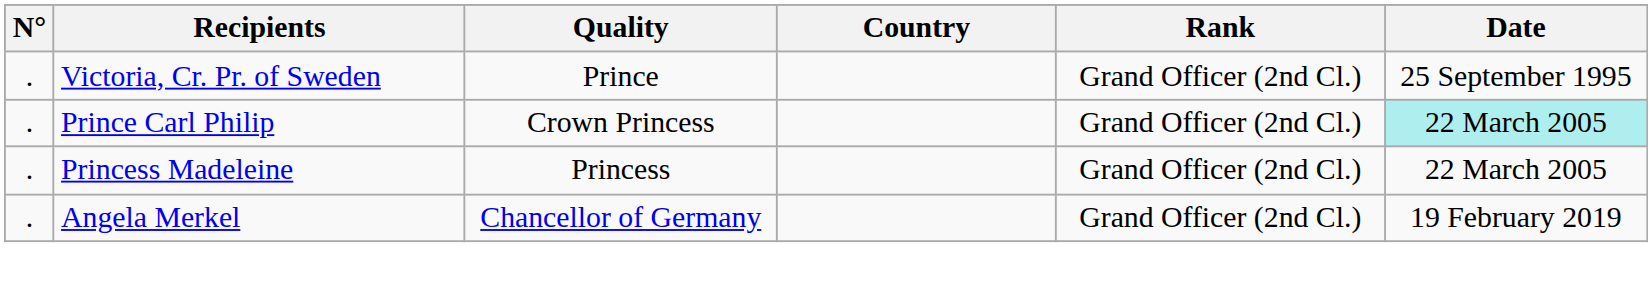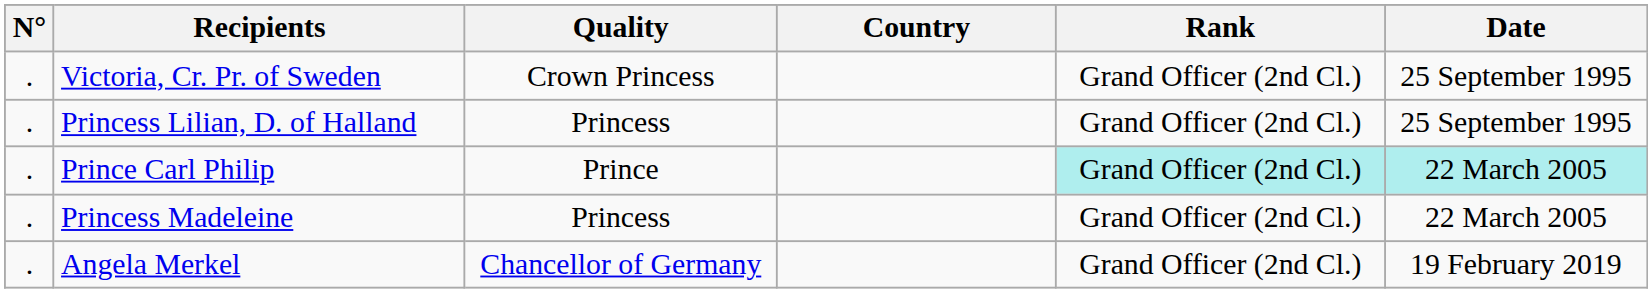(621, 75) Prince -> (621, 75) Crown Princess
+ row: (239, 122)
(621, 122) Crown Princess -> (621, 169) Prince
(1220, 122) no background -> (1220, 169) paleturquoise background
